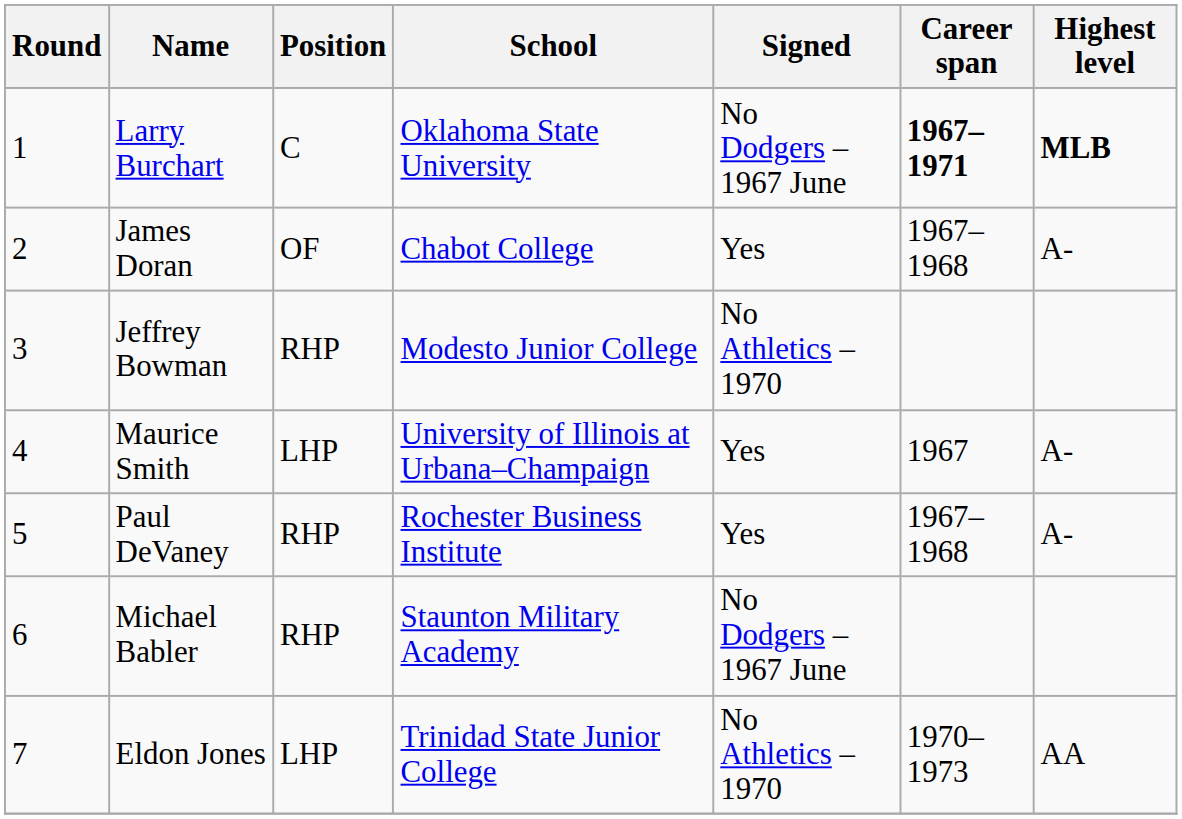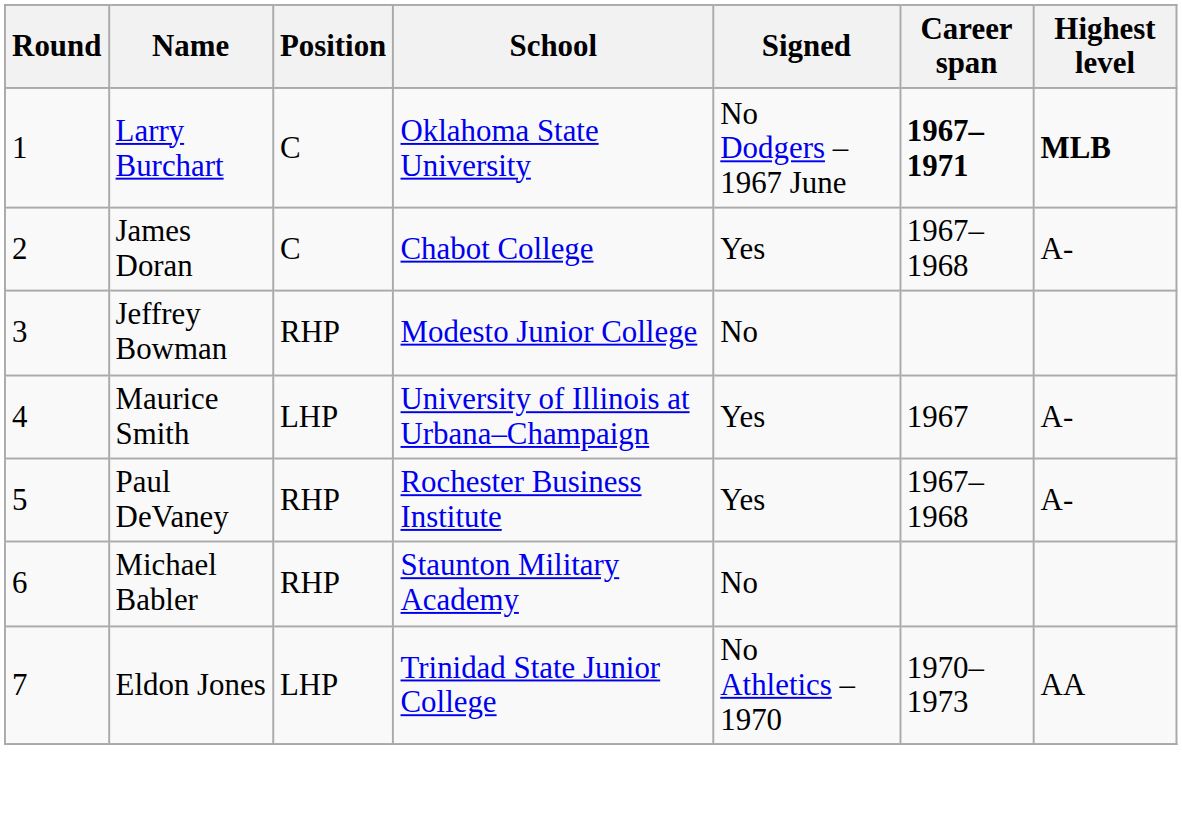(300, 248) OF -> (290, 248) C
(788, 349) No Athletics – 1970 -> (739, 332) No
(784, 635) No Dodgers – 1967 June -> (739, 583) No
